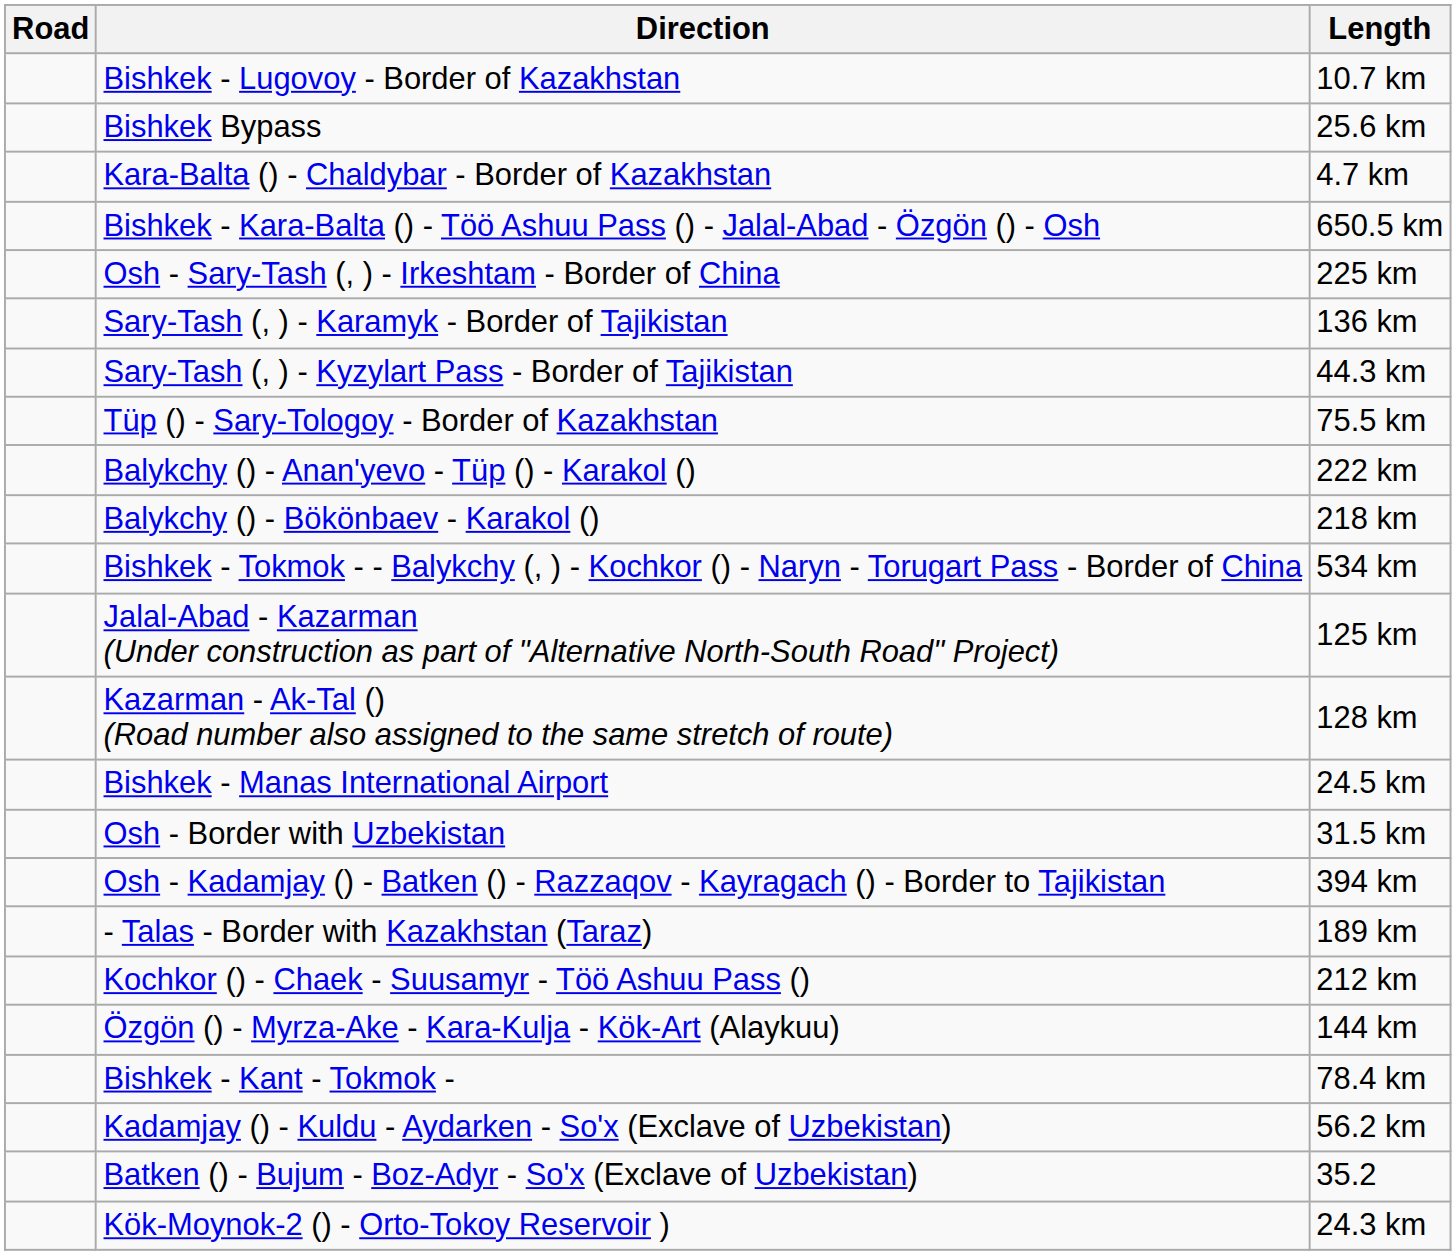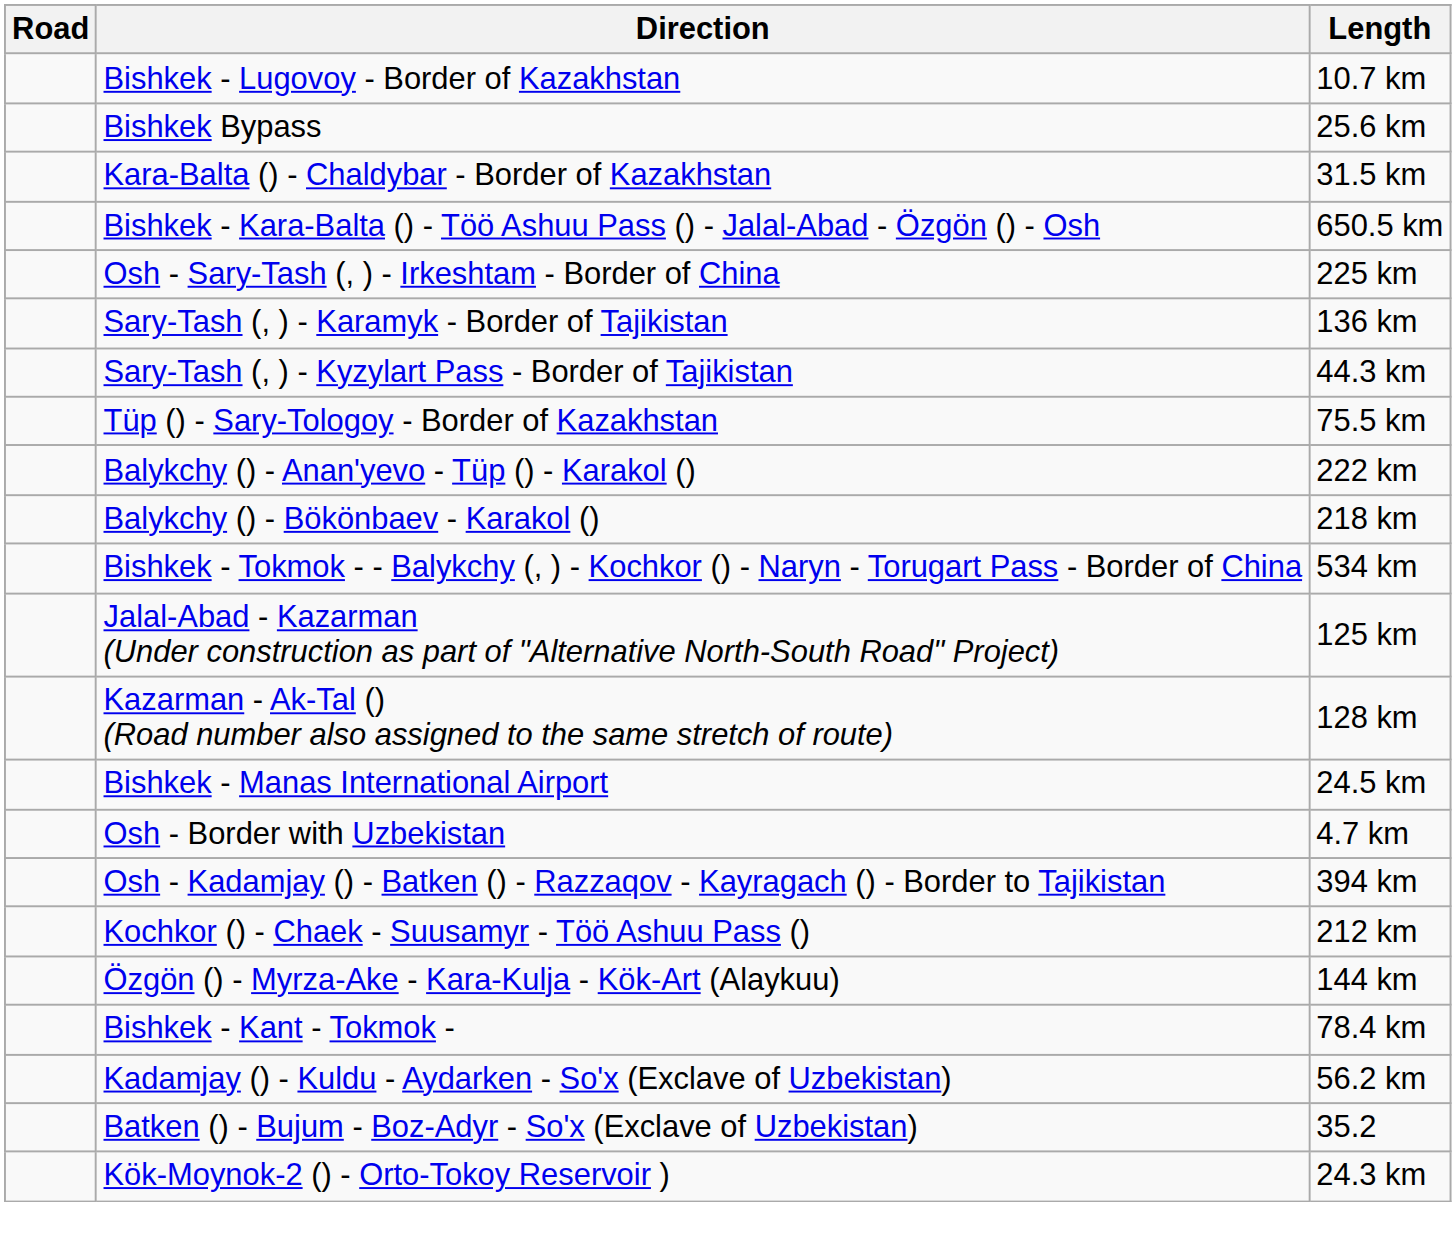(1363, 175) 4.7 km -> (1371, 175) 31.5 km
(1371, 833) 31.5 km -> (1363, 833) 4.7 km
- row: (378, 931)
